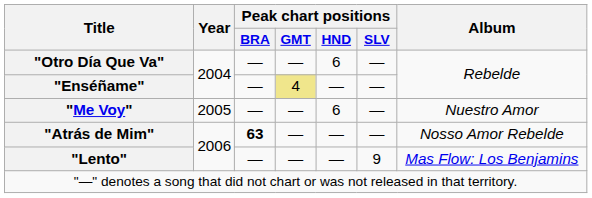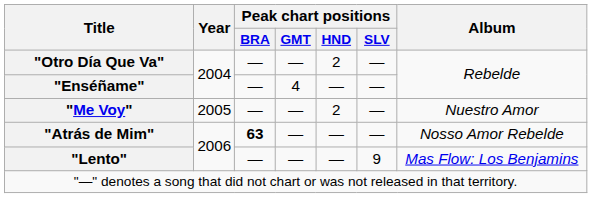(336, 62) 6 -> (336, 62) 2
(296, 86) khaki background -> (296, 86) no background
(336, 110) 6 -> (336, 110) 2
